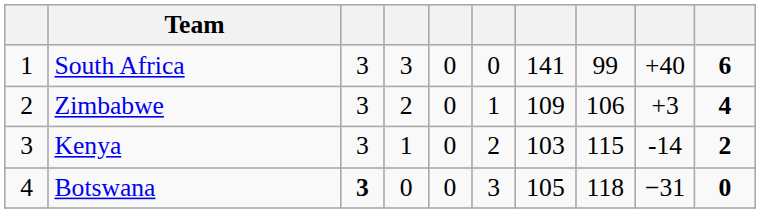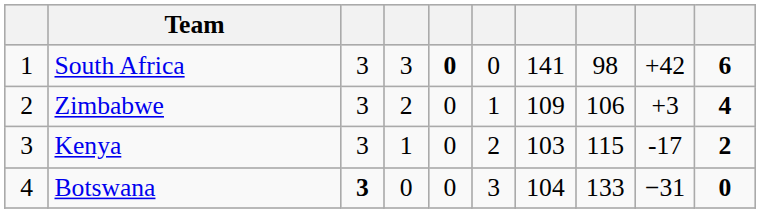(450, 65) normal -> (450, 65) bold
(605, 65) 99 -> (605, 65) 98
(665, 65) +40 -> (665, 65) +42
(665, 146) -14 -> (665, 146) -17
(546, 187) 105 -> (546, 187) 104
(605, 187) 118 -> (605, 187) 133
